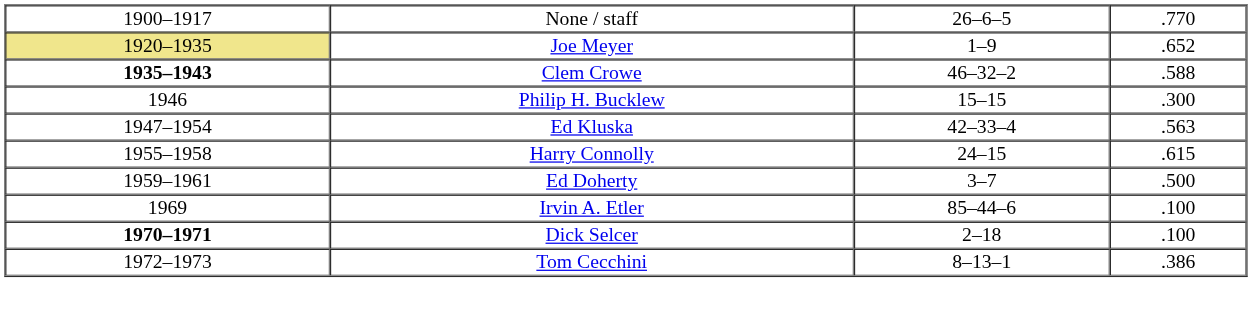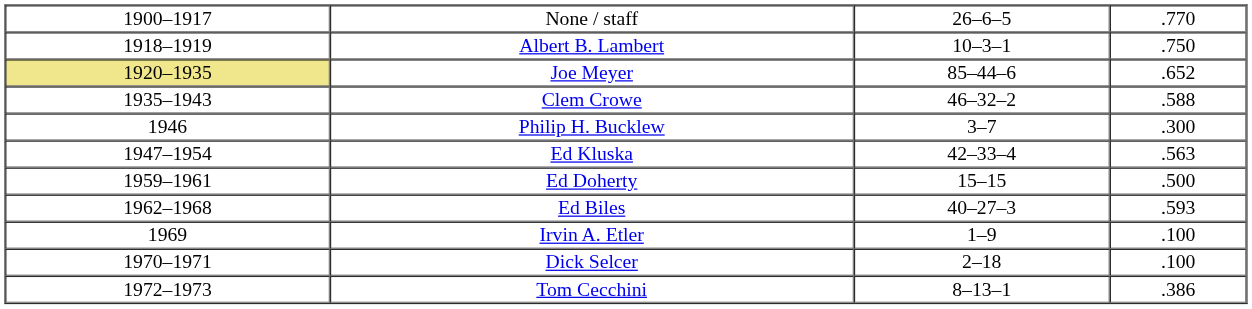+ row: (592, 45)
(982, 45) 1–9 -> (982, 72) 85–44–6
(167, 72) bold -> (167, 99) normal
(982, 99) 15–15 -> (982, 126) 3–7
- row: (592, 153)
(982, 181) 3–7 -> (982, 181) 15–15
+ row: (592, 208)
(982, 208) 85–44–6 -> (982, 235) 1–9
(167, 235) bold -> (167, 262) normal
